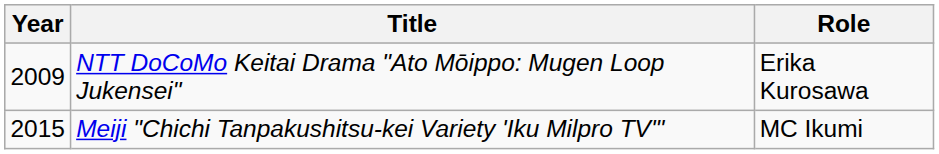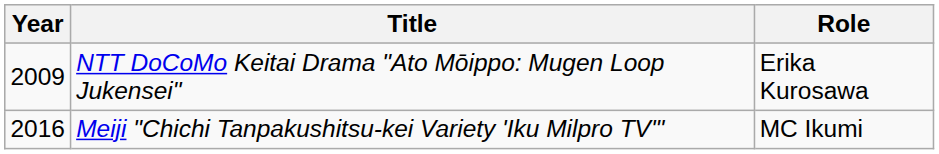(38, 129) 2015 -> (38, 129) 2016
